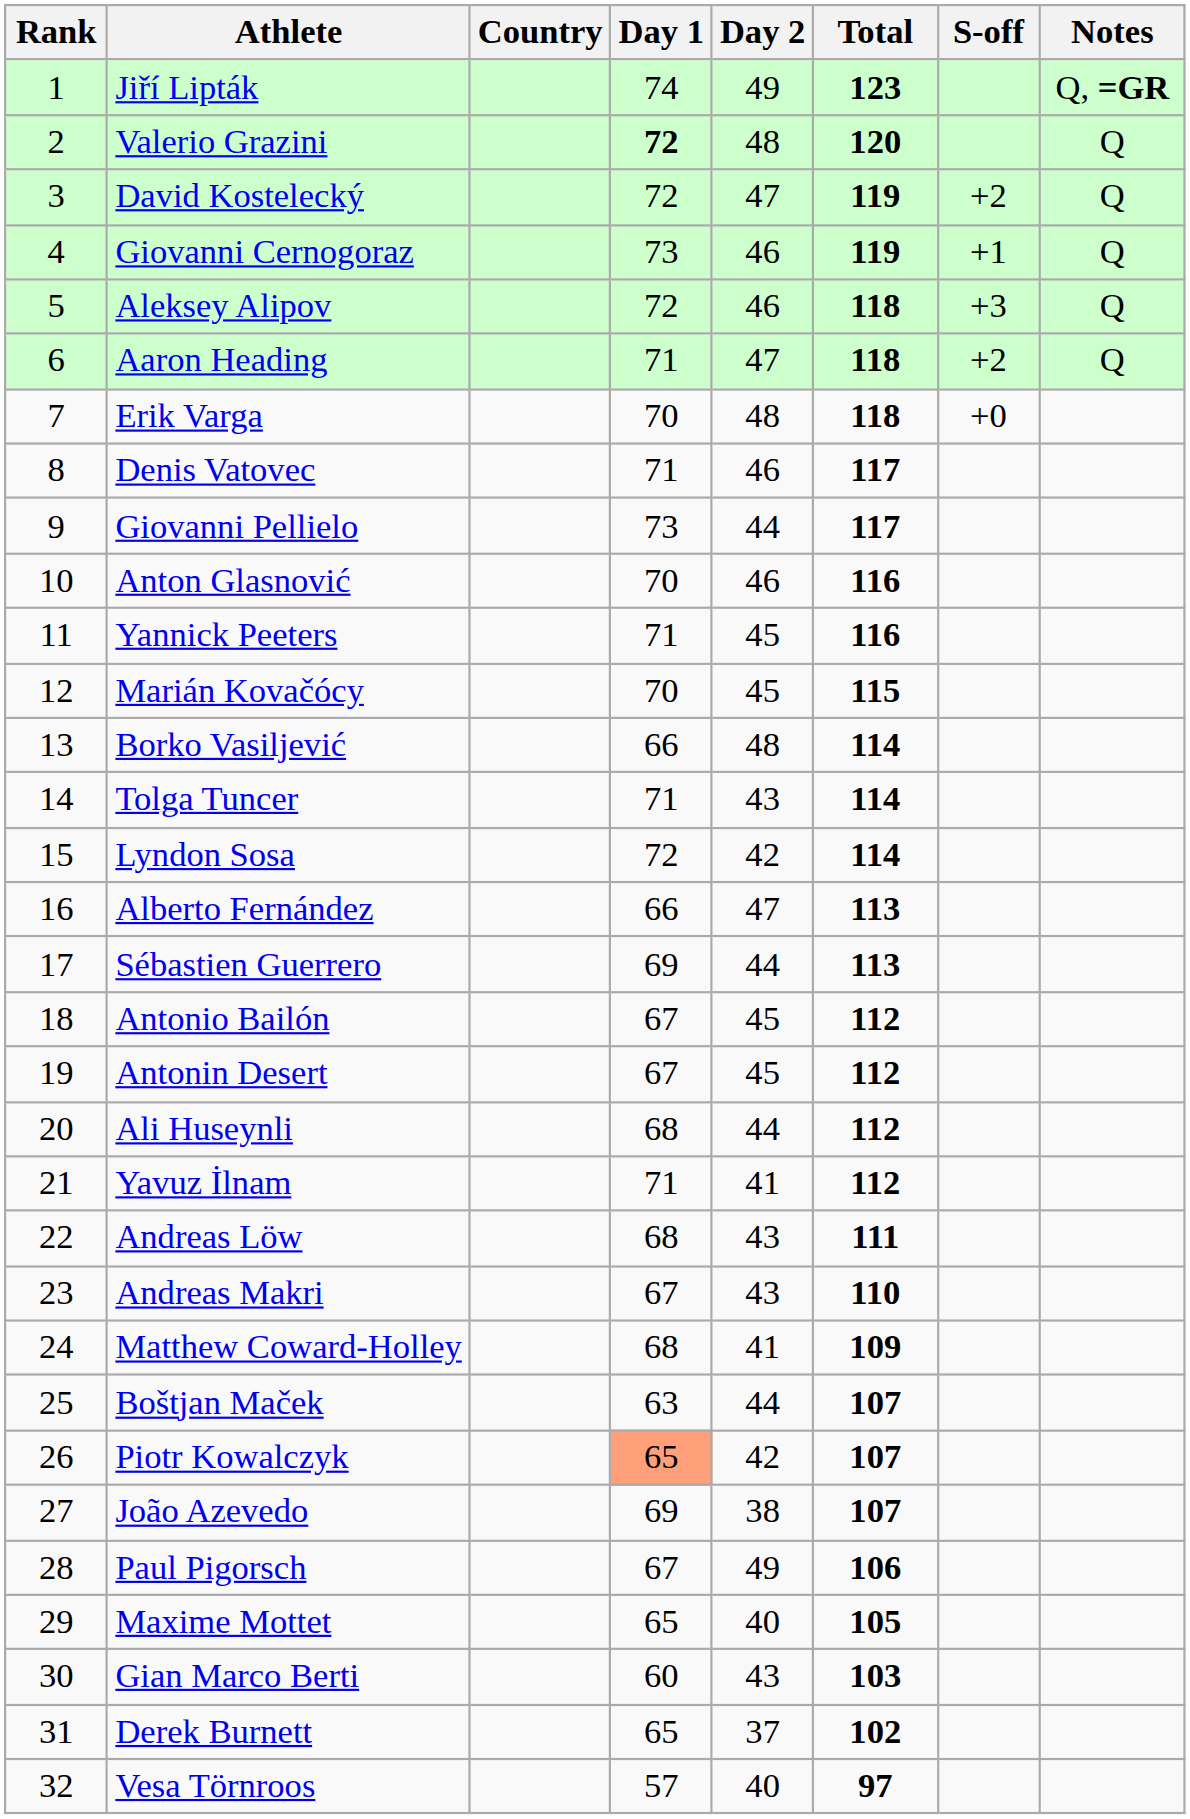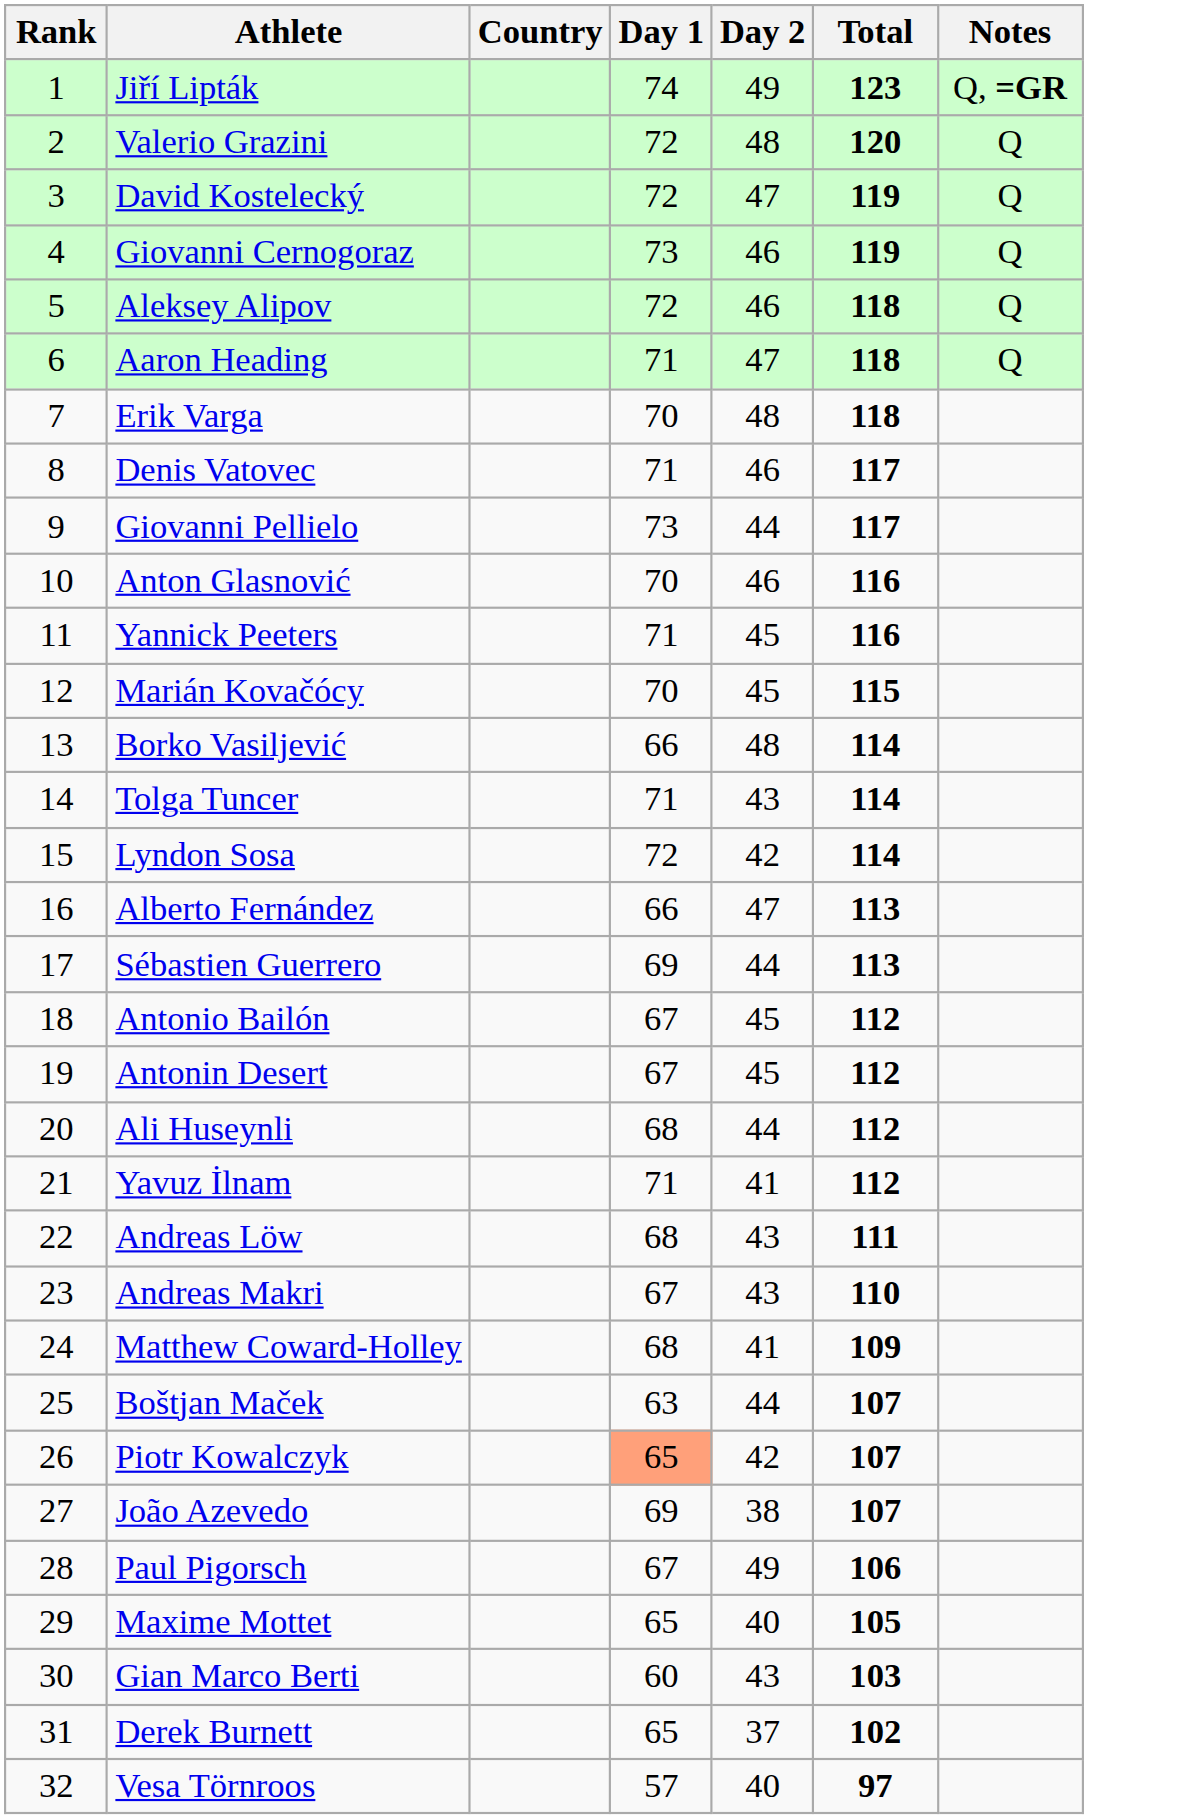- column: (988, 31)
(661, 141) bold -> (661, 141) normal
